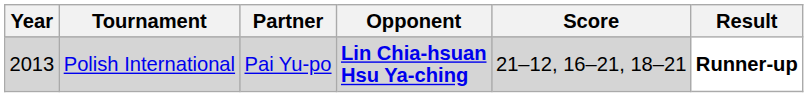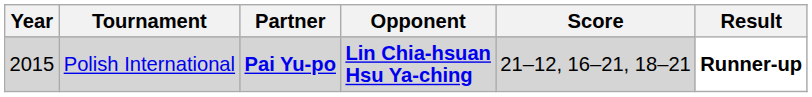(32, 64) 2013 -> (32, 64) 2015
(288, 64) normal -> (290, 64) bold
